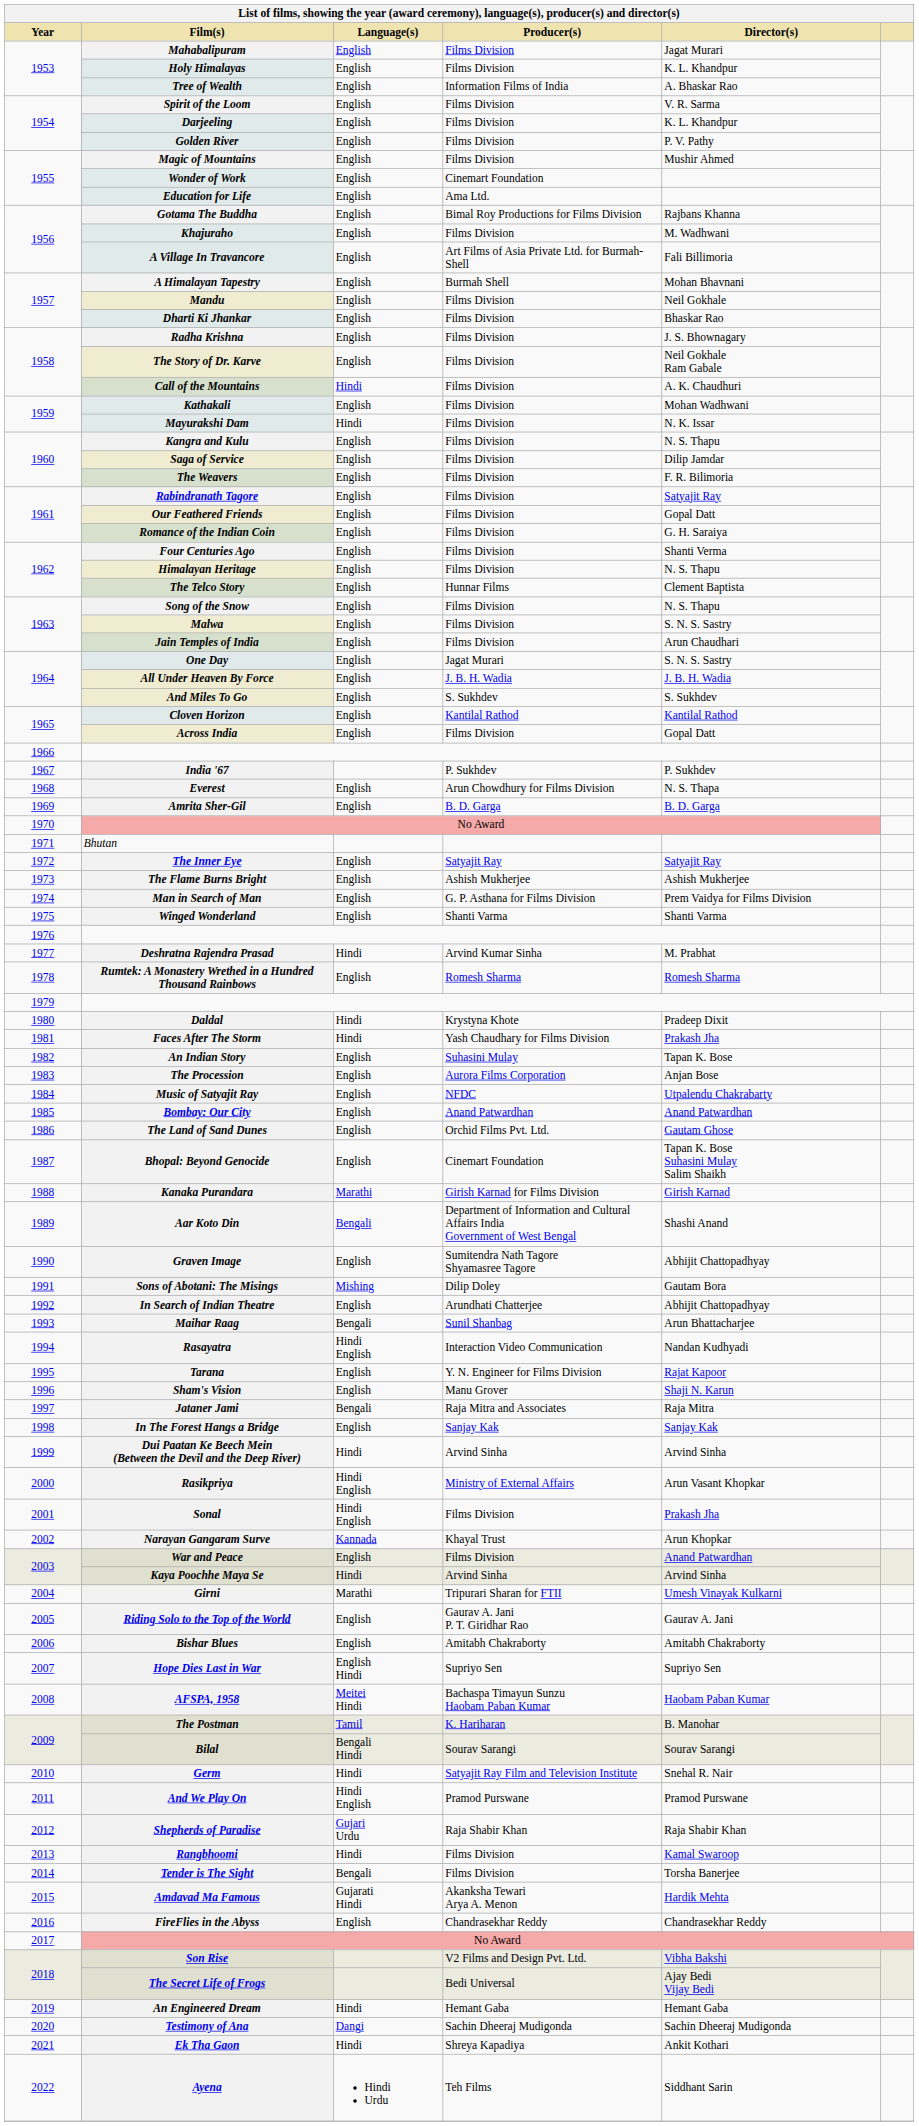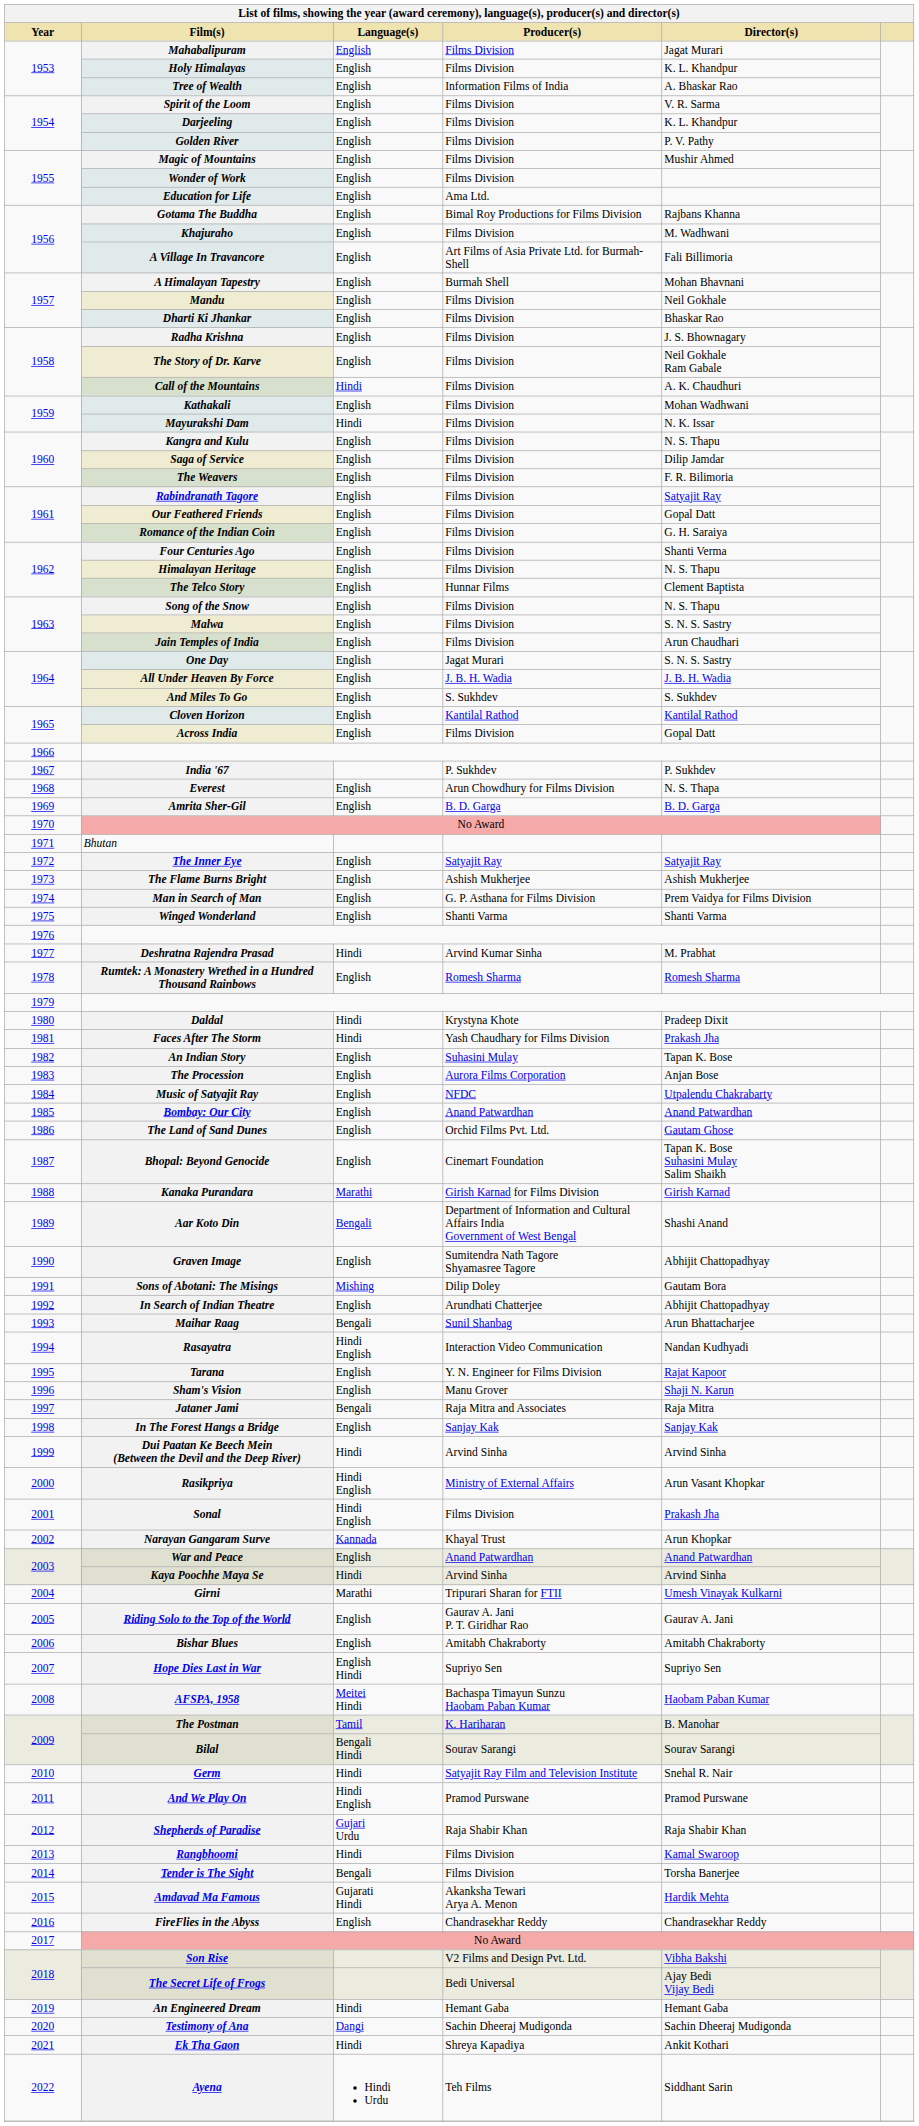(494, 178) Cinemart Foundation -> (480, 178) Films Division
(480, 1557) Films Division -> (489, 1557) Anand Patwardhan
